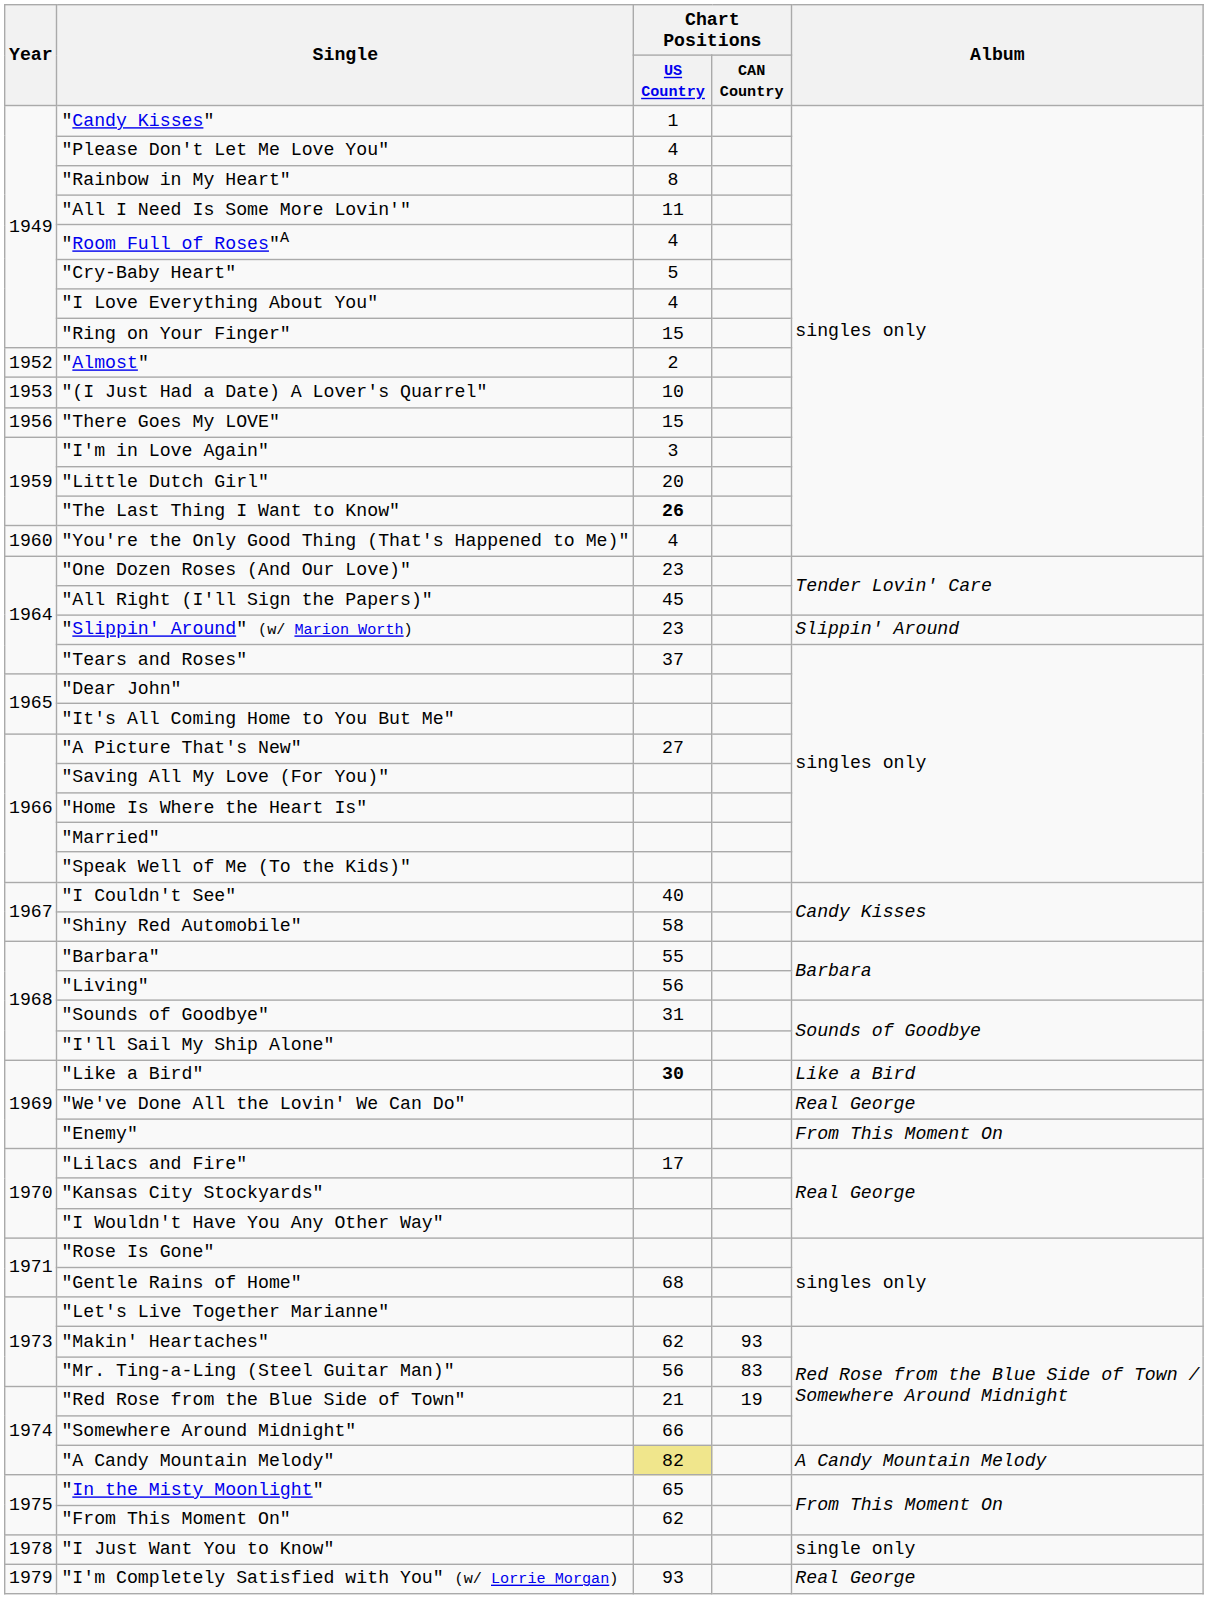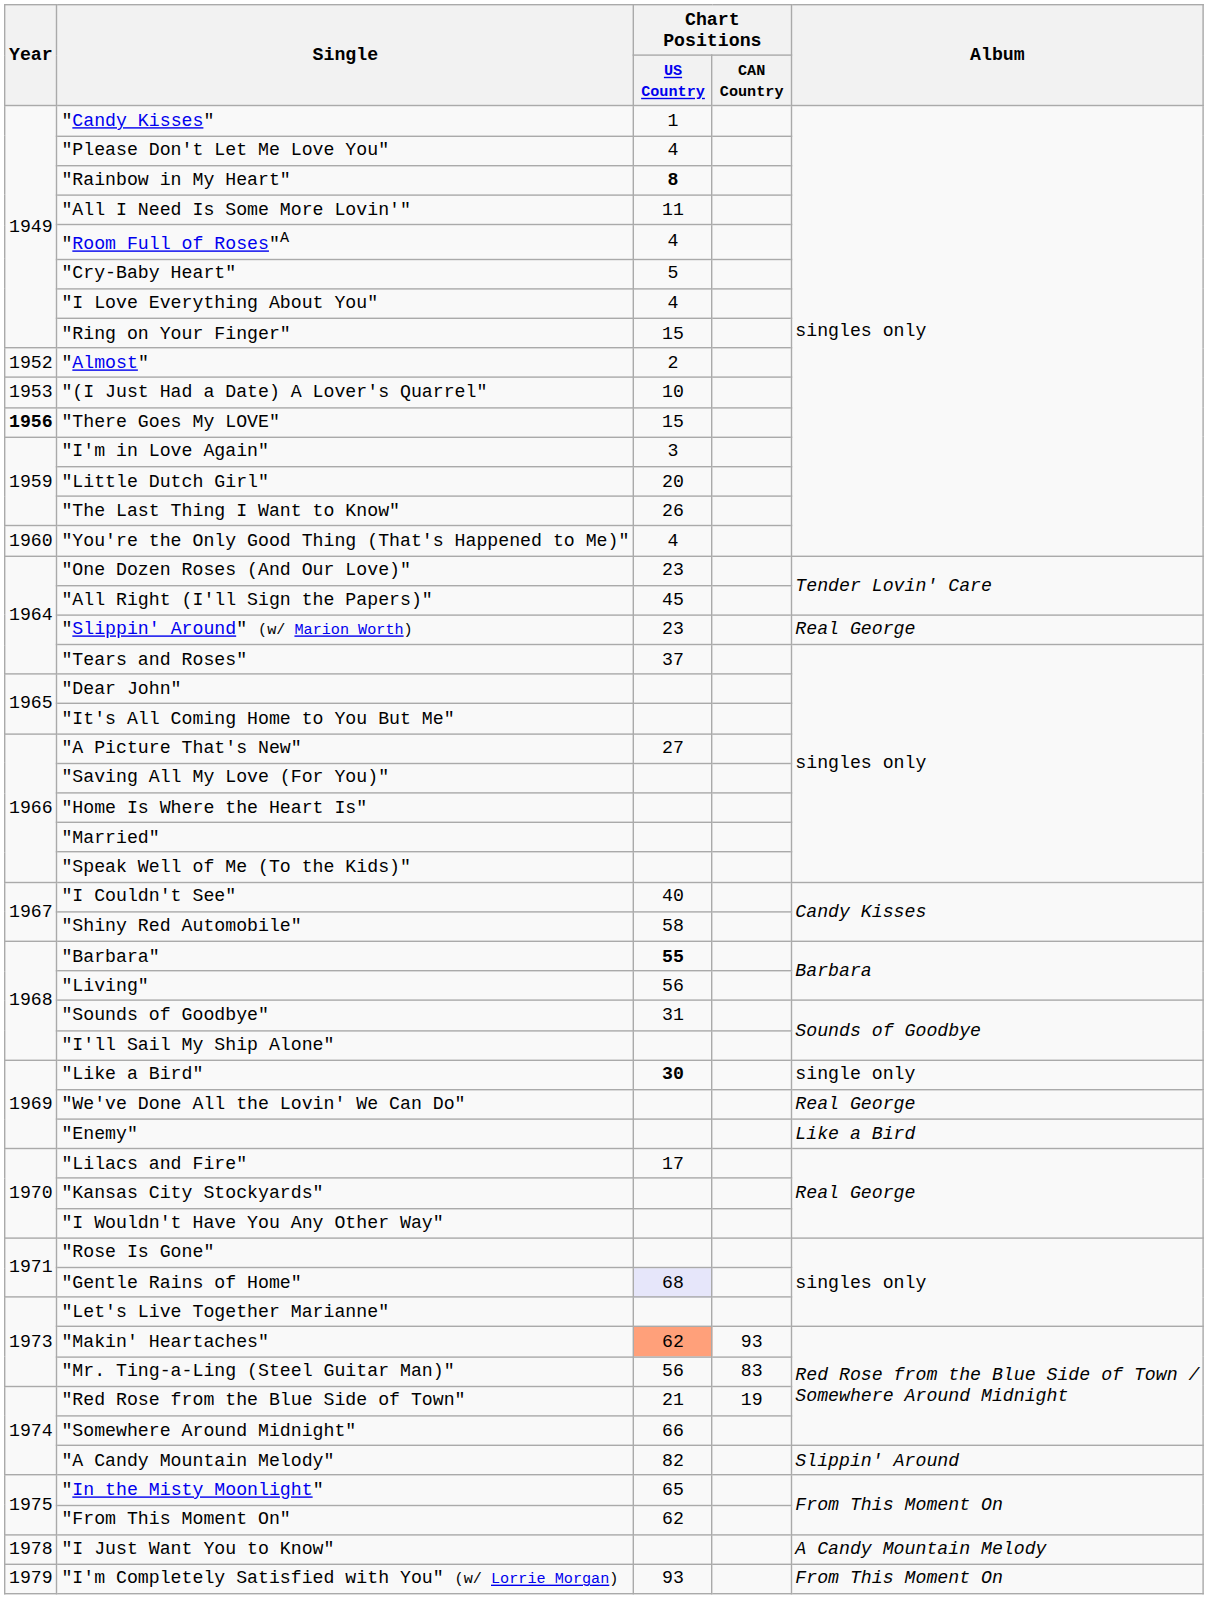(673, 180) normal -> (673, 180) bold
(31, 422) normal -> (31, 422) bold
(673, 511) bold -> (673, 511) normal
(877, 630) Slippin' Around -> (855, 630) Real George
(673, 956) normal -> (673, 956) bold
(855, 1075) Like a Bird -> (855, 1075) single only
(899, 1134) From This Moment On -> (855, 1134) Like a Bird
(673, 1282) no background -> (673, 1282) lavender background
(673, 1342) no background -> (673, 1342) lightsalmon background
(673, 1460) khaki background -> (673, 1460) no background
(921, 1460) A Candy Mountain Melody -> (877, 1460) Slippin' Around
(855, 1549) single only -> (921, 1549) A Candy Mountain Melody
(855, 1579) Real George -> (899, 1579) From This Moment On
